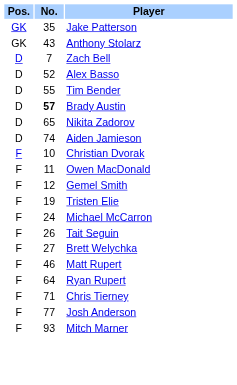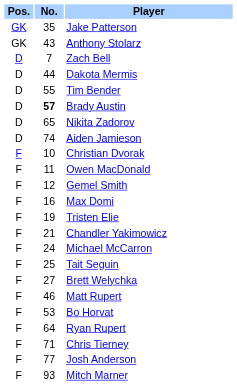+ row: (102, 75)
- row: (93, 75)
+ row: (90, 201)
+ row: (117, 233)
(49, 233) 26 -> (49, 265) 25
+ row: (90, 312)
